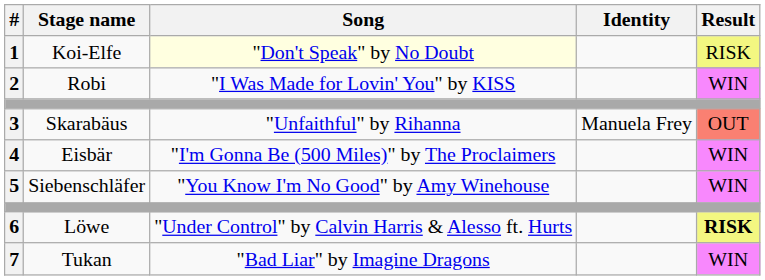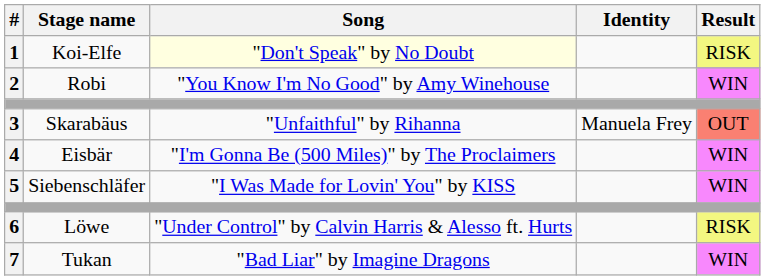(363, 83) "I Was Made for Lovin' You" by KISS -> (363, 83) "You Know I'm No Good" by Amy Winehouse
(363, 186) "You Know I'm No Good" by Amy Winehouse -> (363, 186) "I Was Made for Lovin' You" by KISS
(728, 227) bold -> (728, 227) normal
